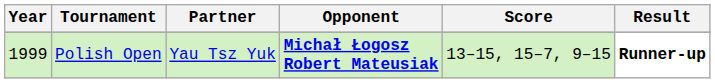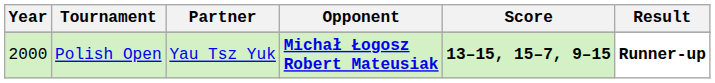(28, 55) 1999 -> (28, 55) 2000
(529, 55) normal -> (529, 55) bold
